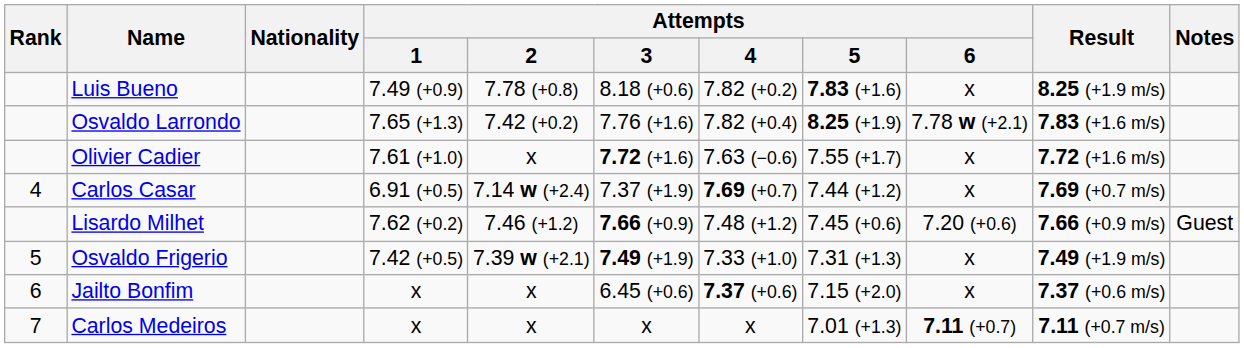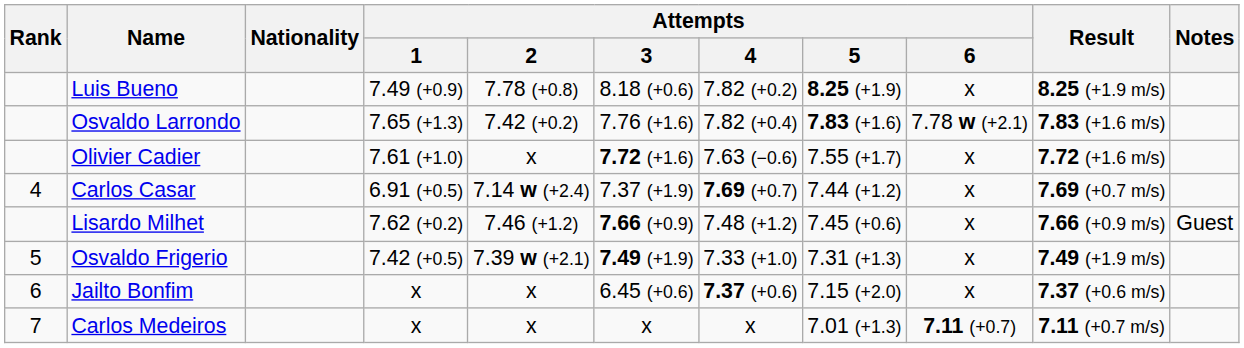(854, 88) 7.83 (+1.6) -> (854, 88) 8.25 (+1.9)
(854, 122) 8.25 (+1.9) -> (854, 122) 7.83 (+1.6)
(970, 223) 7.20 (+0.6) -> (970, 223) x
